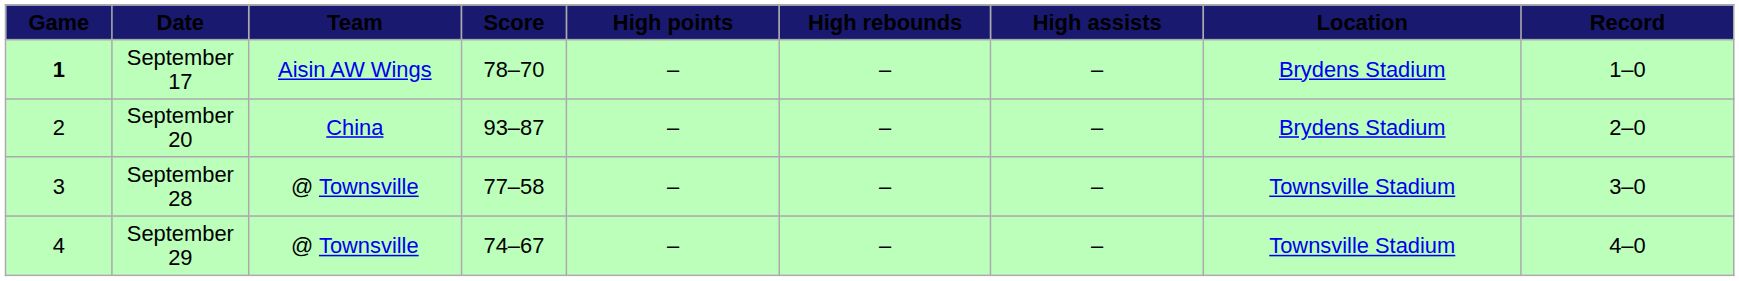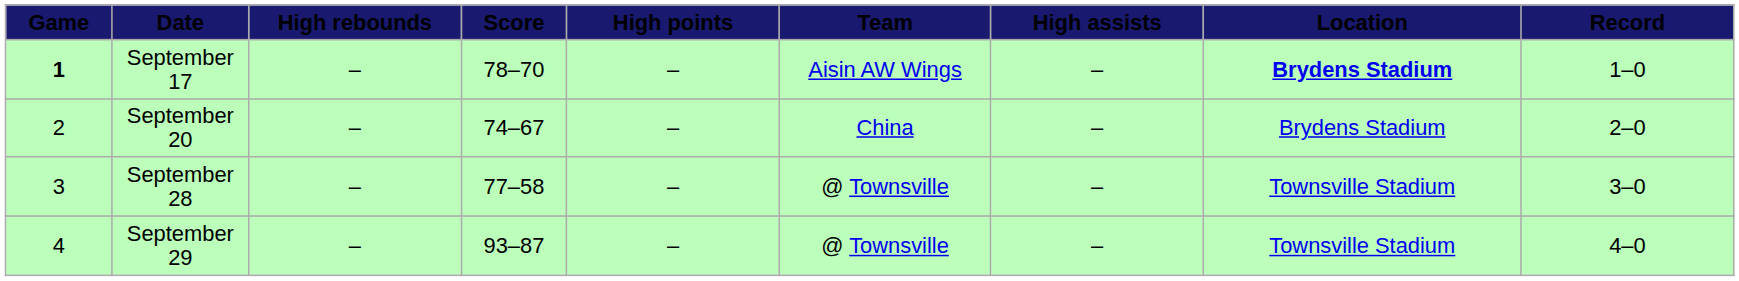columns swapped: (355, 22) <-> (885, 22)
(1362, 69) normal -> (1362, 69) bold
(514, 128) 93–87 -> (514, 128) 74–67
(514, 246) 74–67 -> (514, 246) 93–87
